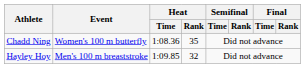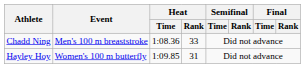(101, 41) Women's 100 m butterfly -> (101, 41) Men's 100 m breaststroke
(194, 41) 35 -> (194, 41) 33
(101, 56) Men's 100 m breaststroke -> (101, 56) Women's 100 m butterfly
(194, 56) 32 -> (194, 56) 31
